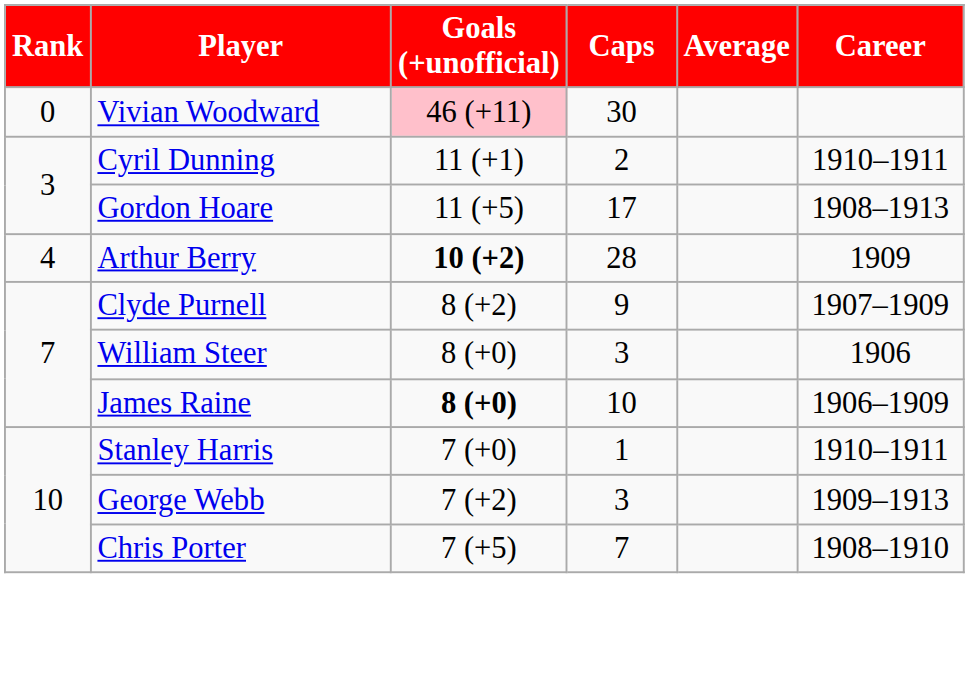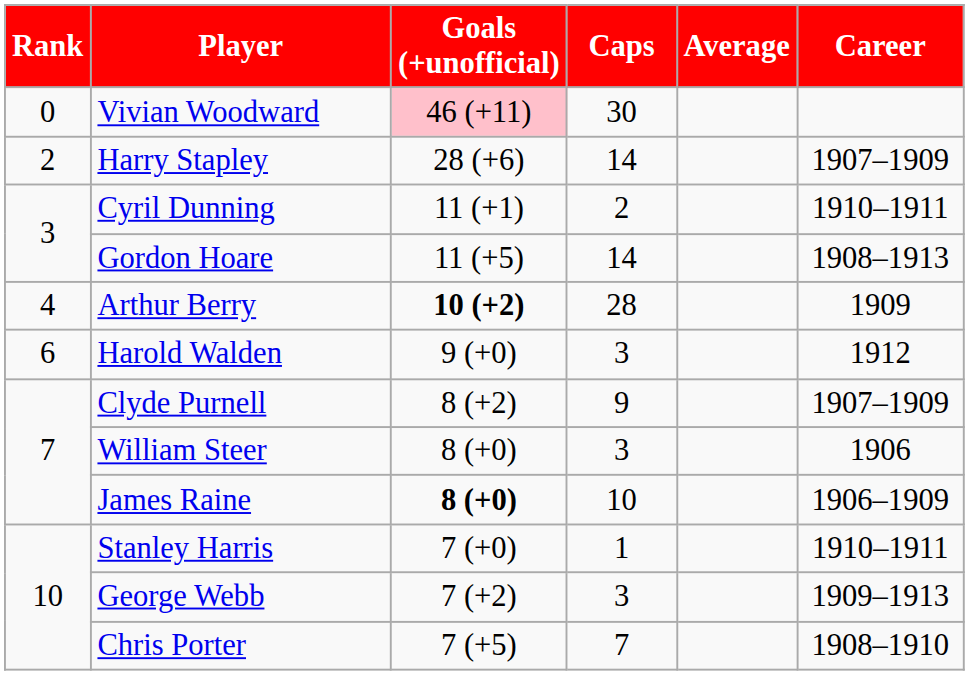+ row: (183, 160)
(622, 208) 17 -> (622, 256) 14
+ row: (190, 353)
